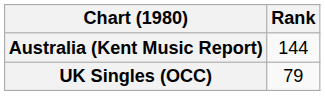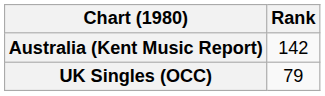(293, 47) 144 -> (293, 47) 142
